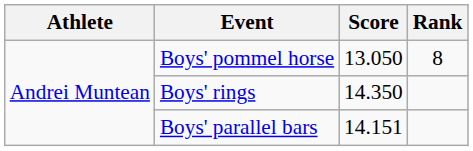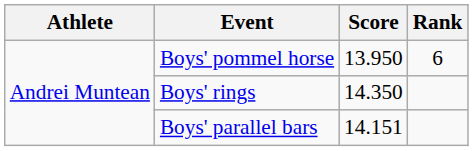(373, 57) 13.050 -> (373, 57) 13.950
(438, 57) 8 -> (438, 57) 6
